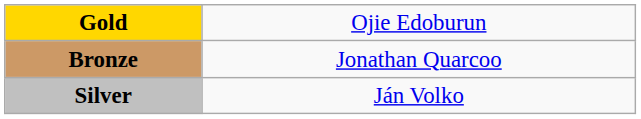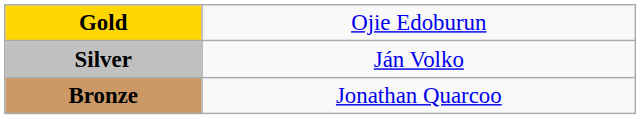rows swapped: (103, 95) <-> (103, 58)
